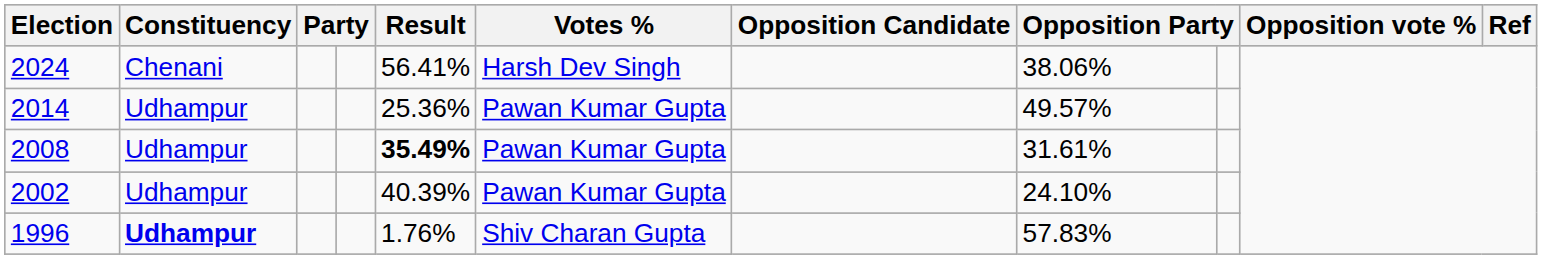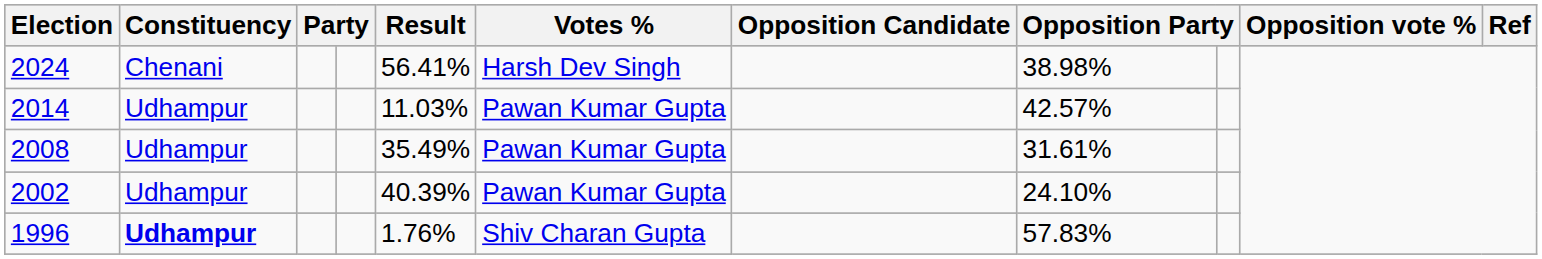(1067, 66) 38.06% -> (1067, 66) 38.98%
(426, 108) 25.36% -> (425, 108) 11.03%
(1067, 108) 49.57% -> (1067, 108) 42.57%
(426, 150) bold -> (426, 150) normal
